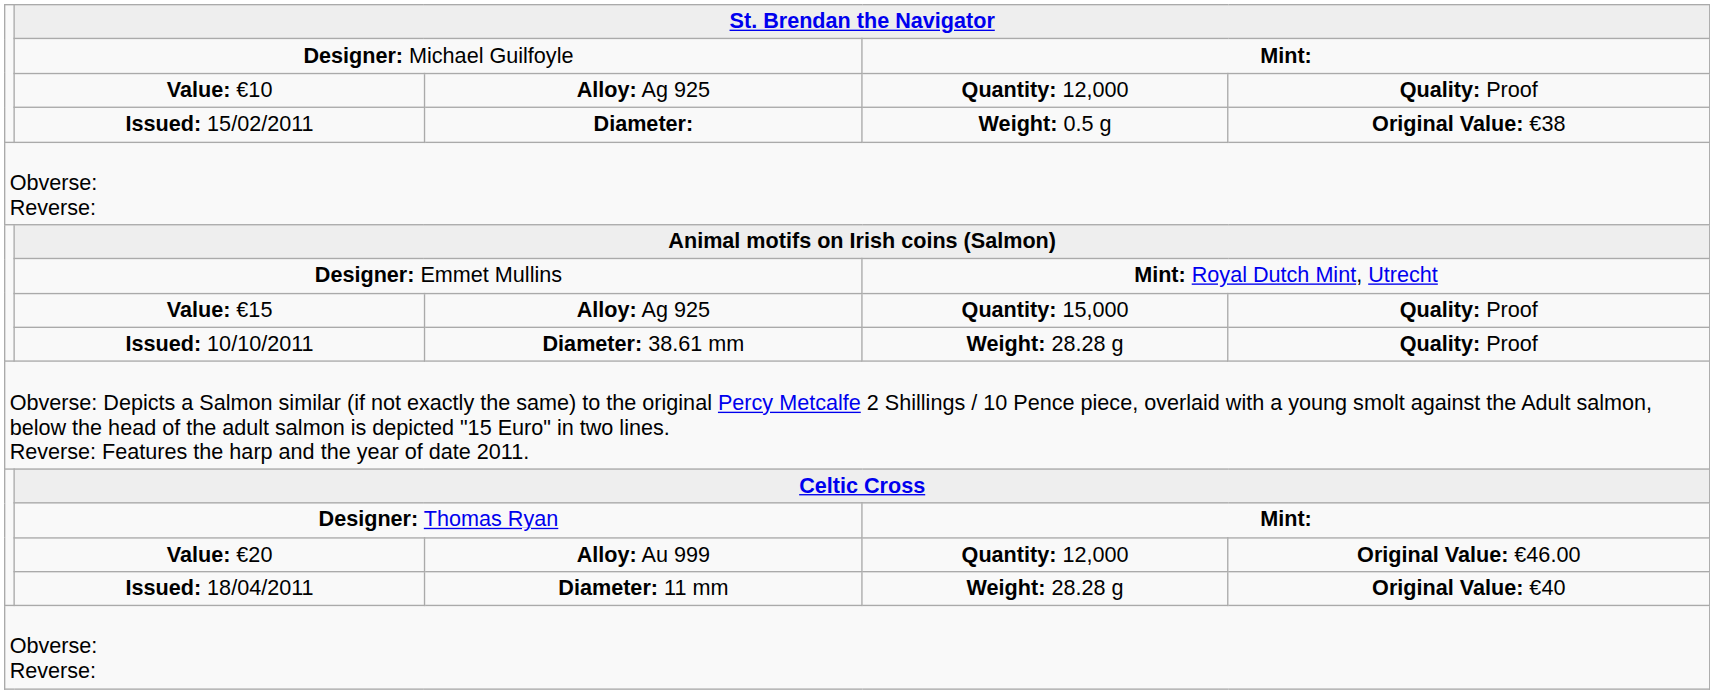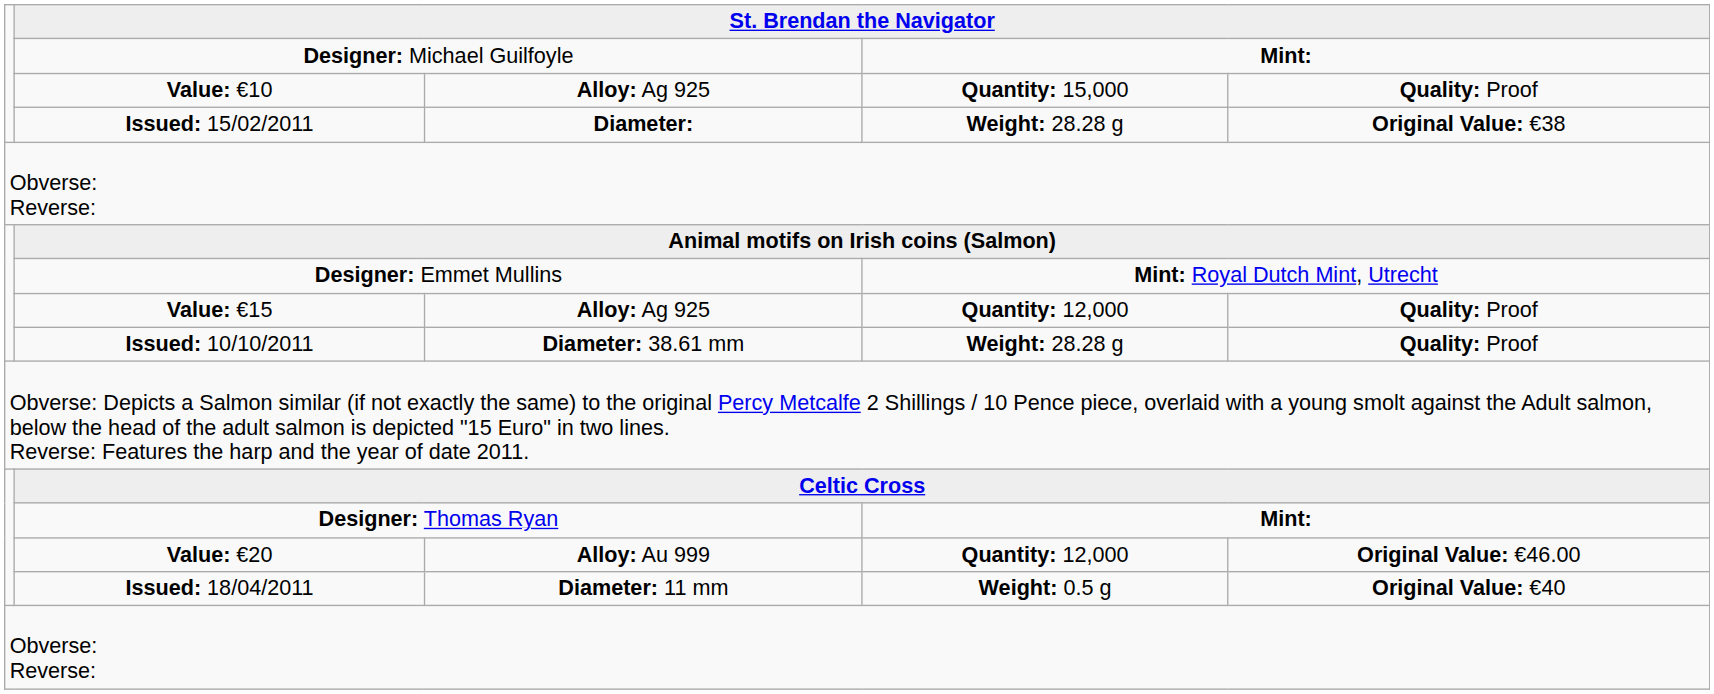(1045, 90) Quantity: 12,000 -> (1045, 90) Quantity: 15,000
(1045, 124) Weight: 0.5 g -> (1045, 124) Weight: 28.28 g
(1045, 310) Quantity: 15,000 -> (1045, 310) Quantity: 12,000
(1045, 588) Weight: 28.28 g -> (1045, 588) Weight: 0.5 g
